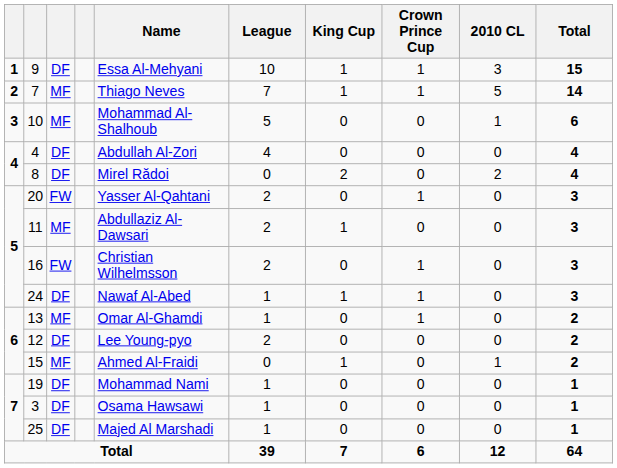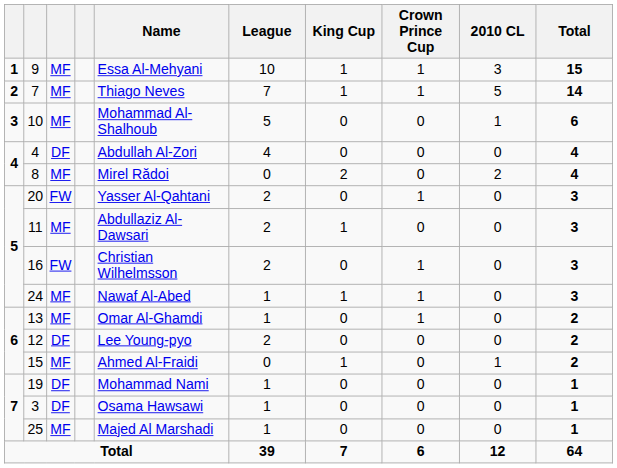(60, 69) DF -> (60, 69) MF
(60, 174) DF -> (60, 174) MF
(60, 295) DF -> (60, 295) MF
(60, 429) DF -> (60, 429) MF
